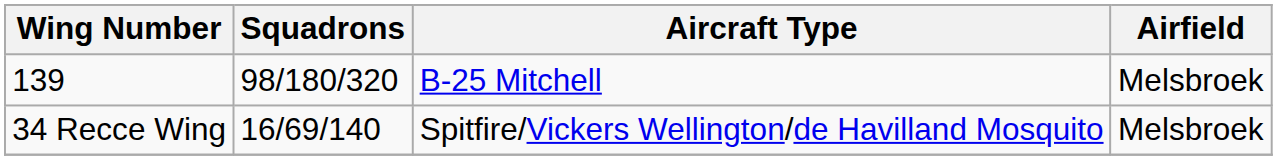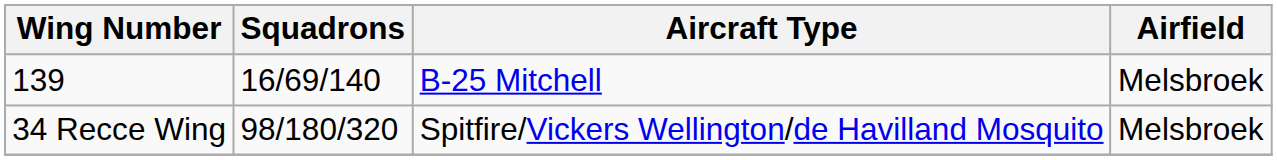(319, 79) 98/180/320 -> (311, 79) 16/69/140
(311, 129) 16/69/140 -> (319, 129) 98/180/320
